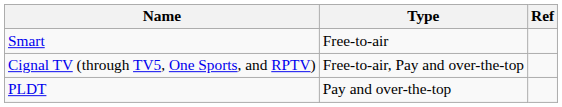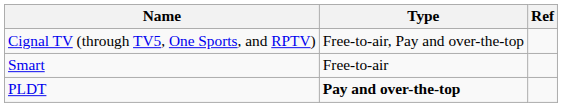rows swapped: (162, 65) <-> (26, 41)
(387, 89) normal -> (392, 89) bold
